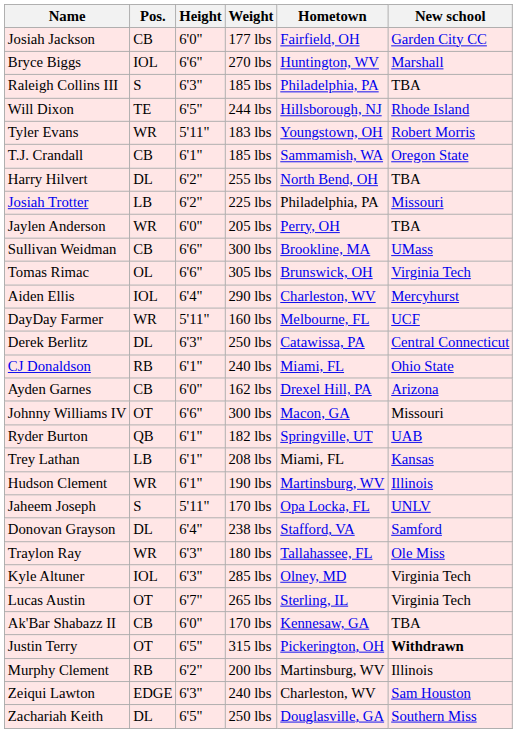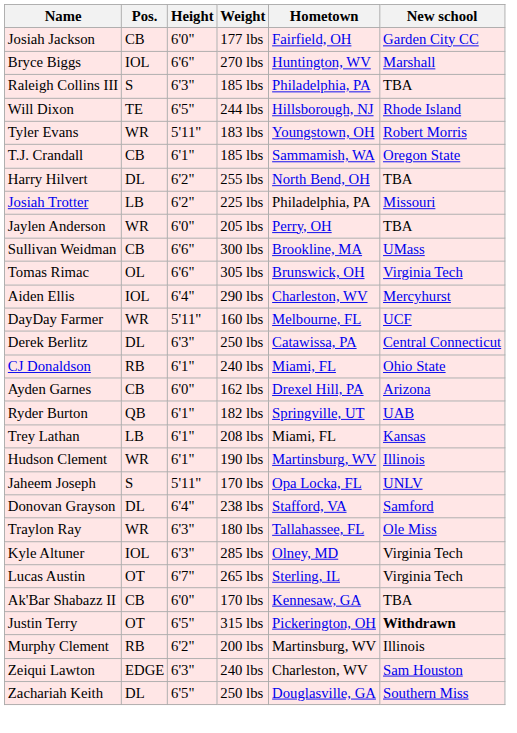- row: (67, 413)
